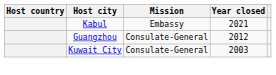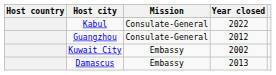(167, 24) Embassy -> (167, 24) Consulate-General
(239, 24) 2021 -> (239, 24) 2022
(167, 50) Consulate-General -> (167, 50) Embassy
(239, 50) 2003 -> (239, 50) 2002
+ row: (95, 63)
